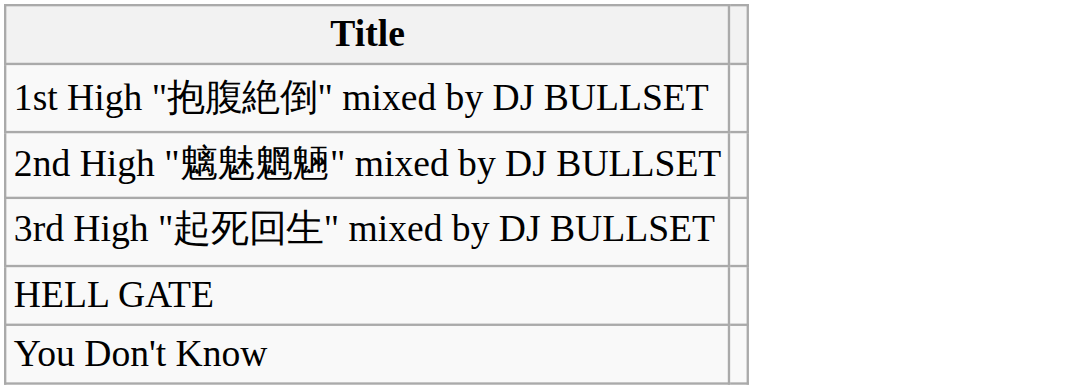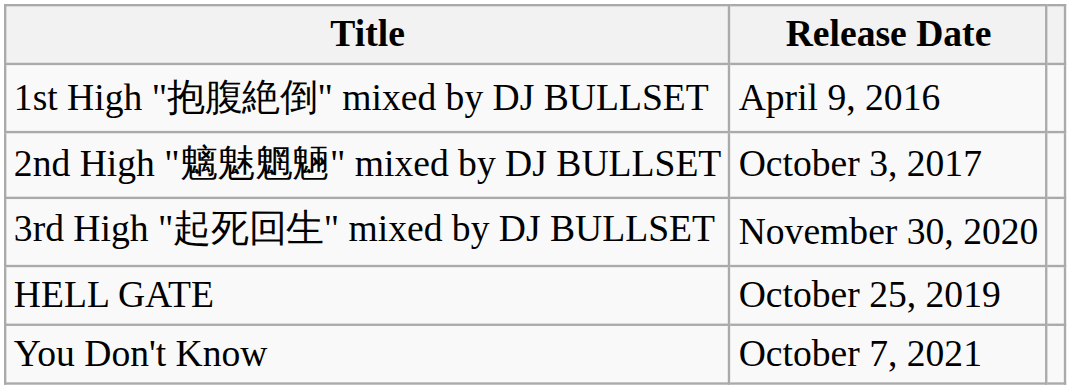+ column: (888, 34)
